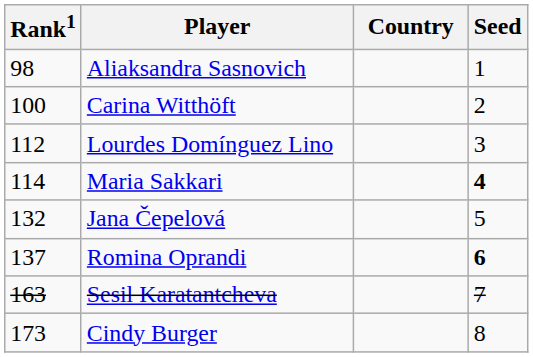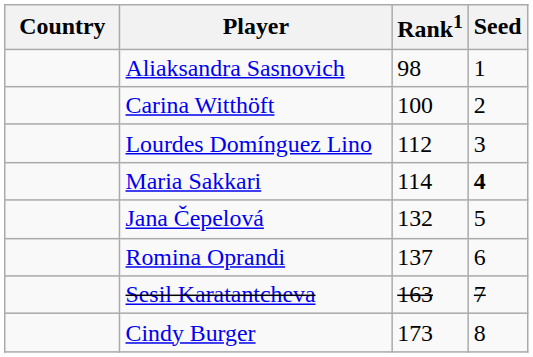columns swapped: (411, 26) <-> (43, 26)
(480, 256) bold -> (480, 256) normal
